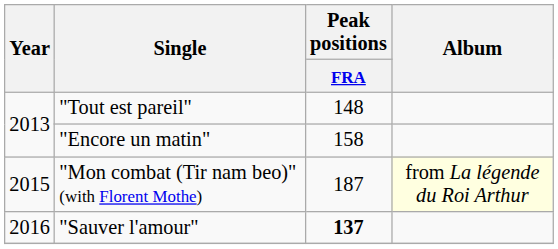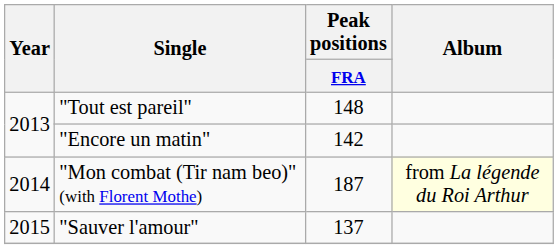(348, 140) 158 -> (348, 140) 142
(30, 183) 2015 -> (30, 183) 2014
(30, 227) 2016 -> (30, 227) 2015
(348, 227) bold -> (348, 227) normal
